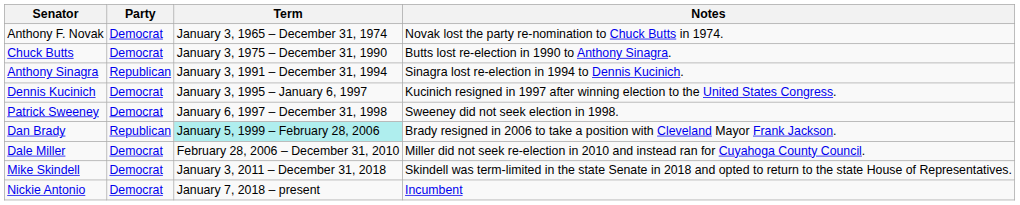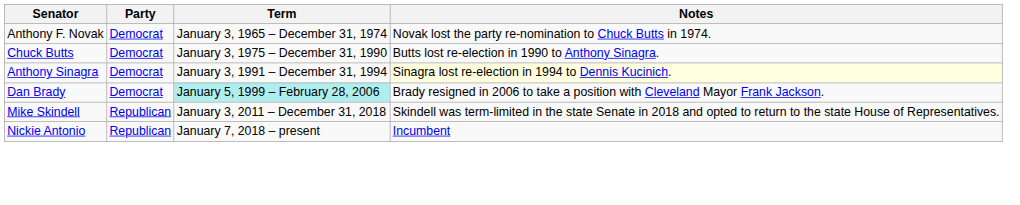(140, 72) Republican -> (136, 72) Democrat
(544, 72) no background -> (532, 72) lightyellow background
- row: (51, 92)
- row: (53, 111)
(140, 131) Republican -> (136, 92) Democrat
- row: (36, 151)
(136, 170) Democrat -> (140, 111) Republican
(136, 190) Democrat -> (140, 131) Republican
